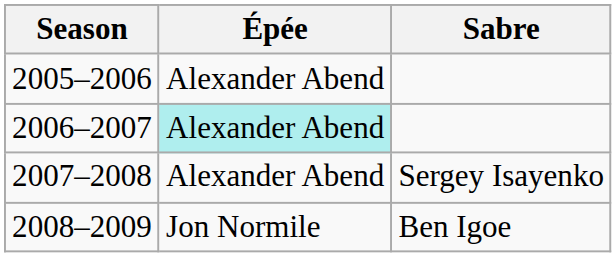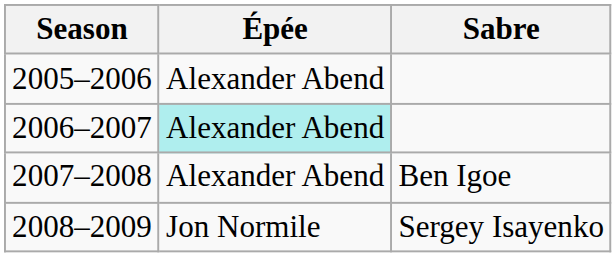(501, 176) Sergey Isayenko -> (455, 176) Ben Igoe
(455, 226) Ben Igoe -> (501, 226) Sergey Isayenko
